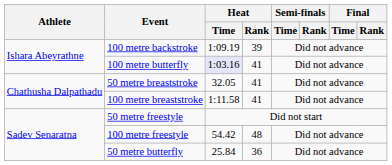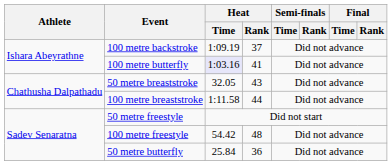(257, 48) 39 -> (257, 48) 37
(257, 82) 41 -> (257, 82) 43
(257, 100) 41 -> (257, 100) 44
